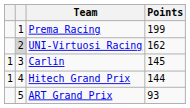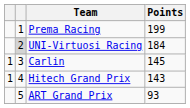(156, 46) 162 -> (156, 46) 184
(156, 79) 144 -> (156, 79) 143
